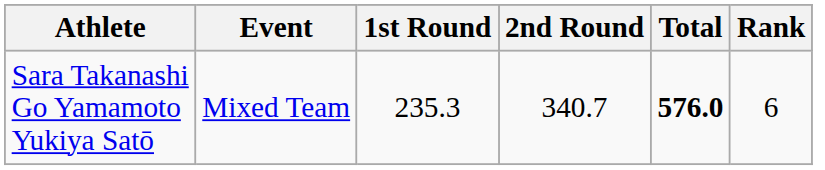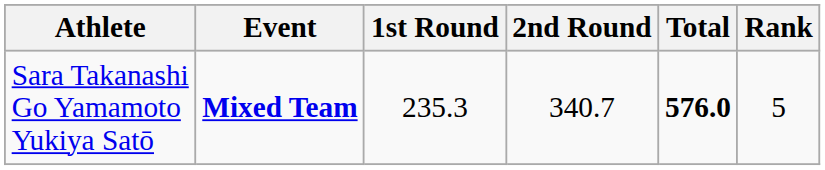(276, 107) normal -> (280, 107) bold
(771, 107) 6 -> (779, 107) 5
